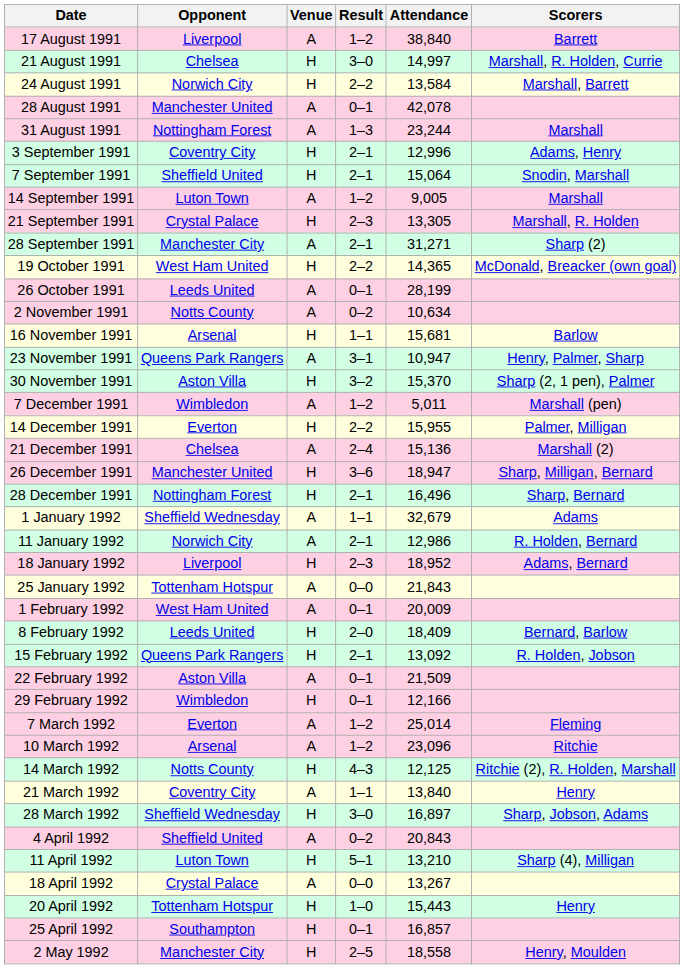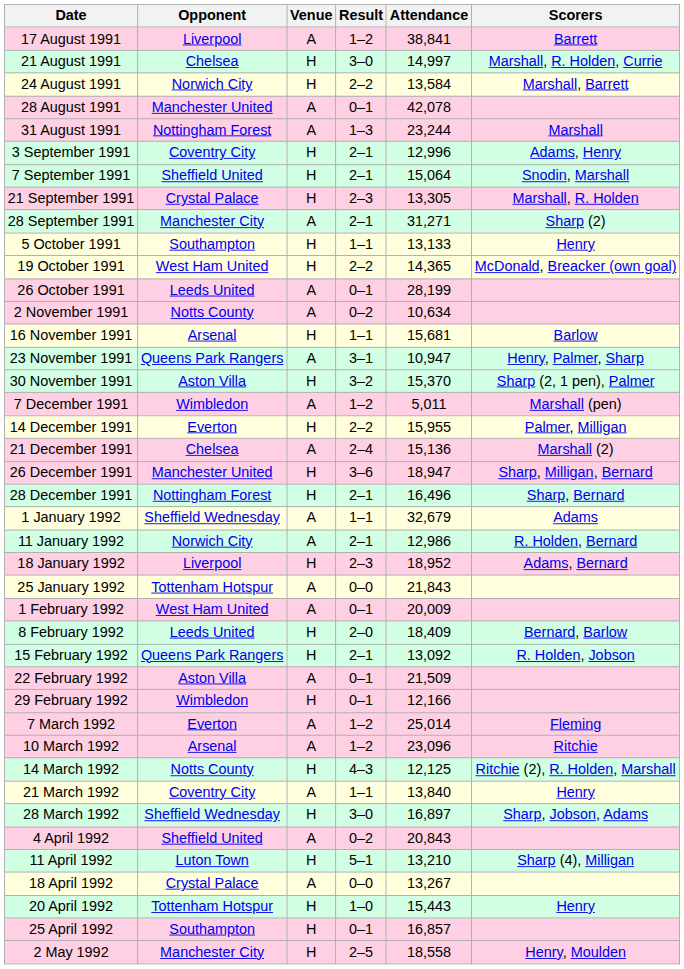(429, 38) 38,840 -> (429, 38) 38,841
- row: (71, 198)
+ row: (71, 244)
